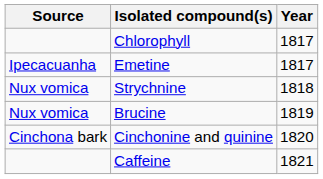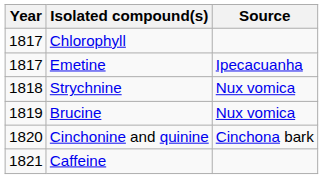columns swapped: (297, 16) <-> (58, 16)
